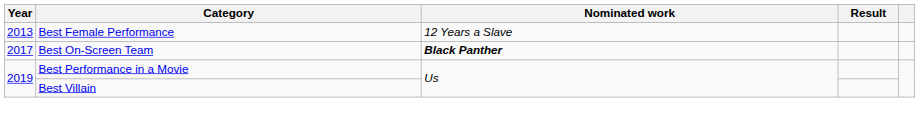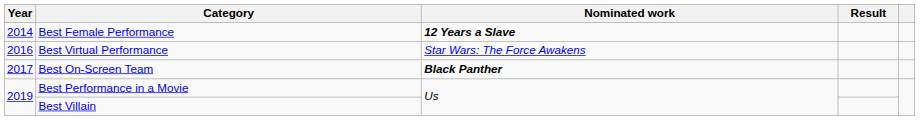(20, 32) 2013 -> (20, 32) 2014
(468, 32) normal -> (470, 32) bold
+ row: (103, 50)
